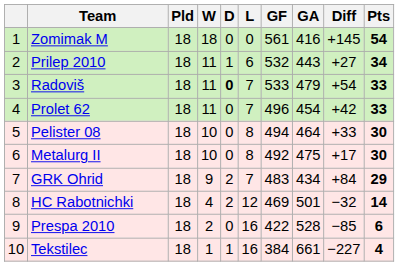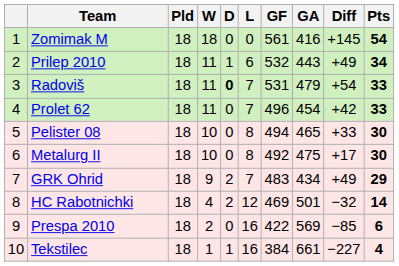(344, 62) +27 -> (344, 62) +49
(277, 86) 533 -> (277, 86) 531
(308, 132) 464 -> (308, 132) 465
(344, 179) +84 -> (344, 179) +49
(308, 226) 528 -> (308, 226) 569
